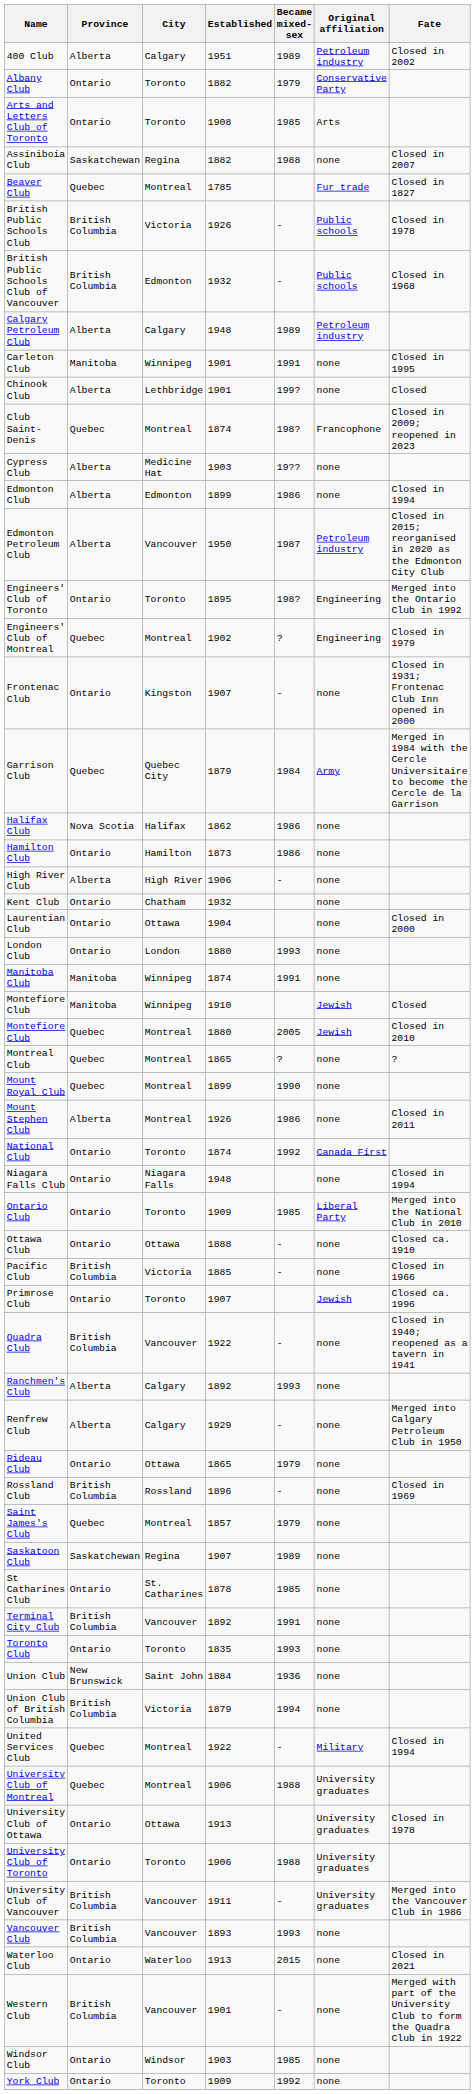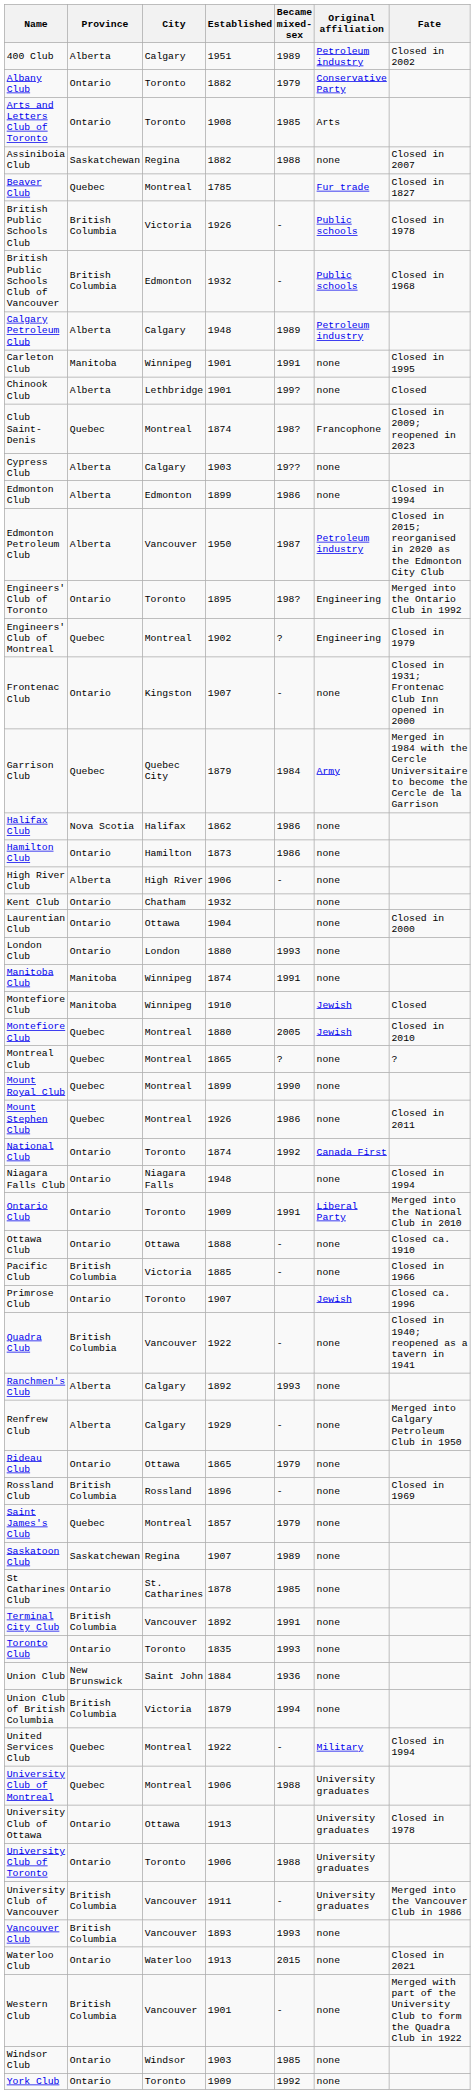(168, 467) Medicine Hat -> (165, 467) Calgary
(90, 1119) Alberta -> (87, 1119) Quebec
(289, 1212) 1985 -> (289, 1212) 1991
